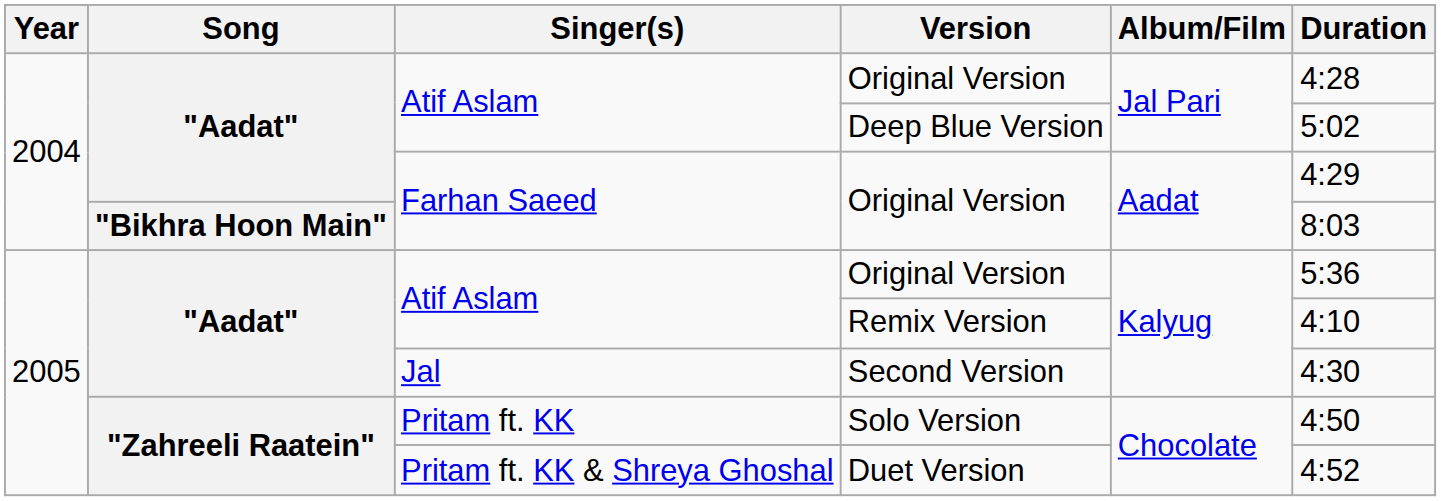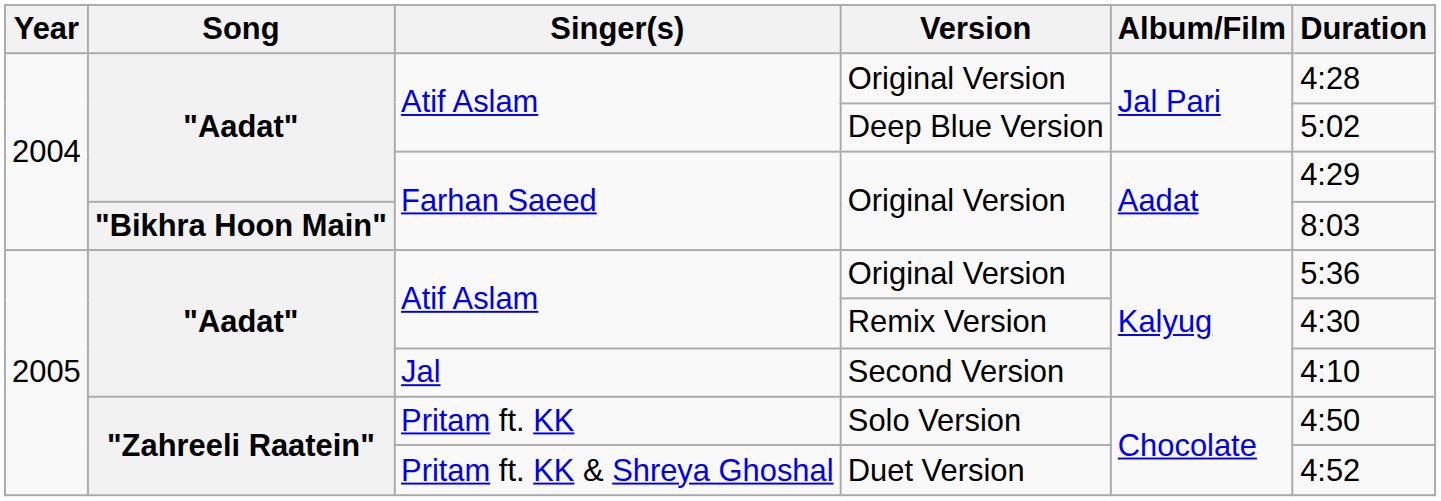(1330, 322) 4:10 -> (1330, 322) 4:30
(1330, 371) 4:30 -> (1330, 371) 4:10
